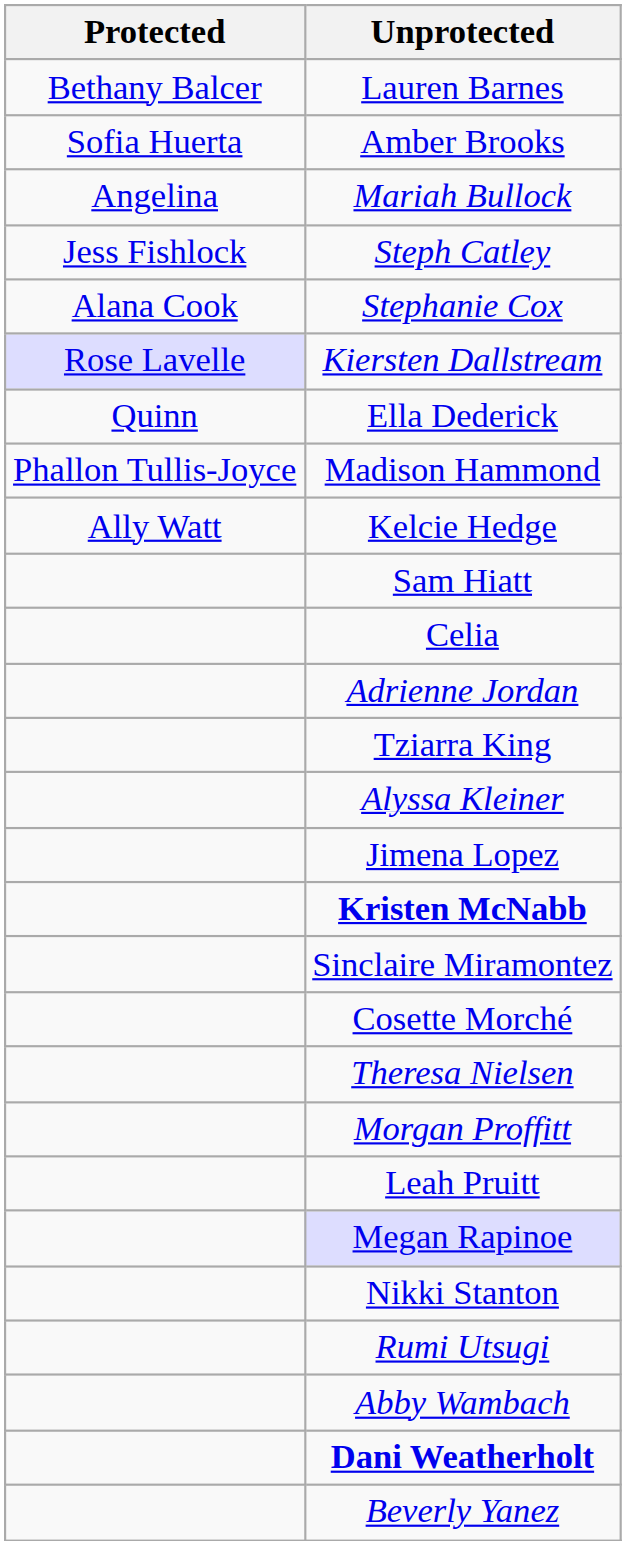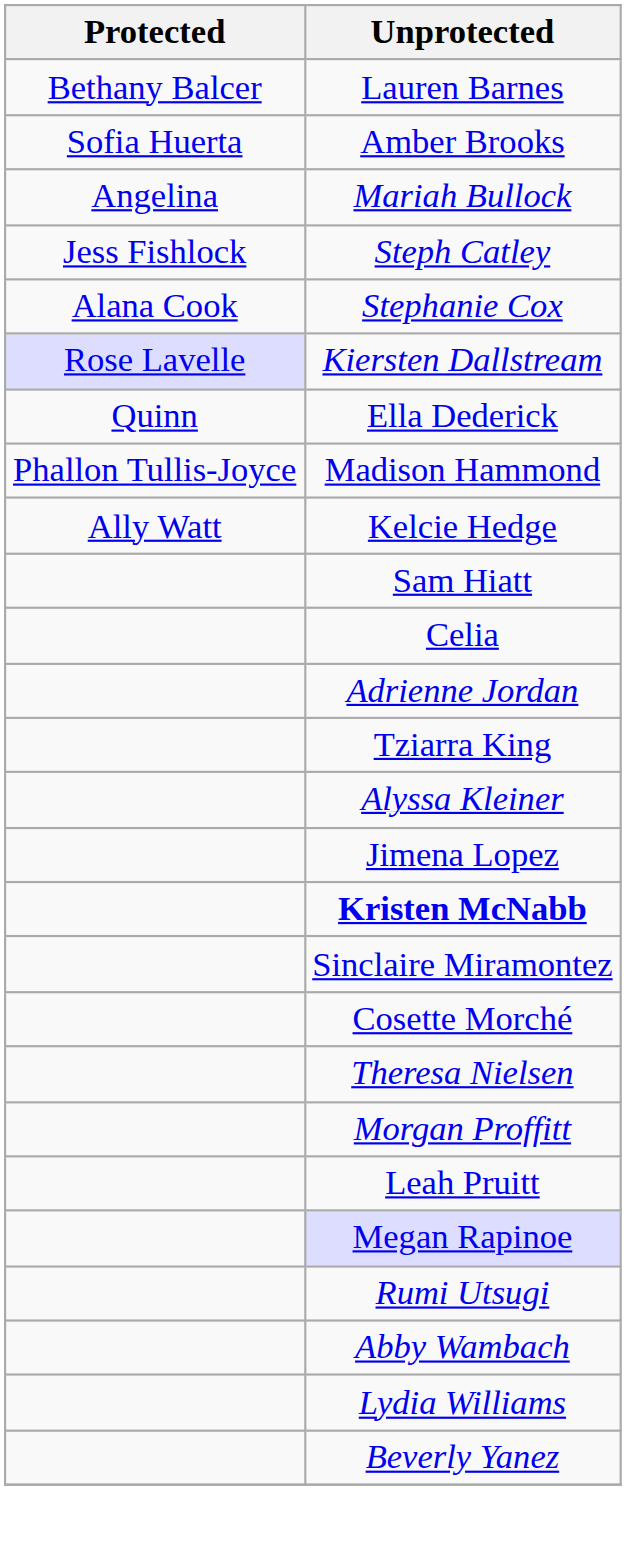- row: (462, 1292)
- row: (462, 1456)
+ row: (462, 1402)
